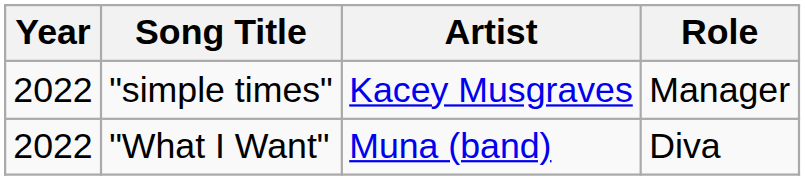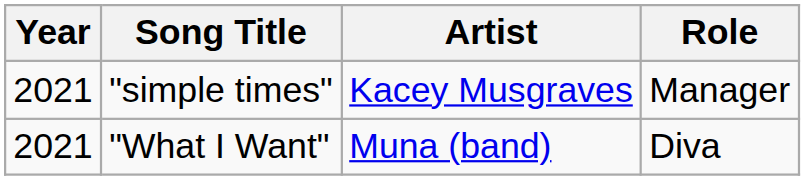(53, 89) 2022 -> (53, 89) 2021
(53, 145) 2022 -> (53, 145) 2021
